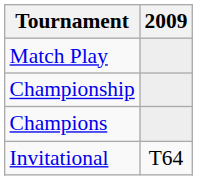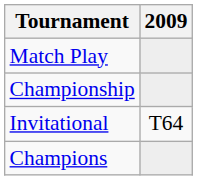rows swapped: (59, 157) <-> (58, 123)
